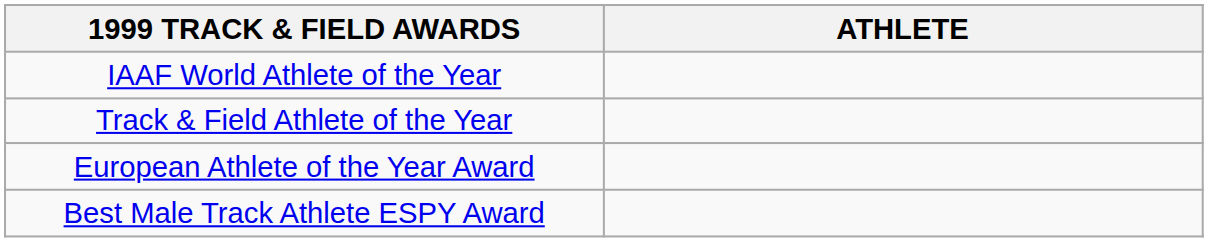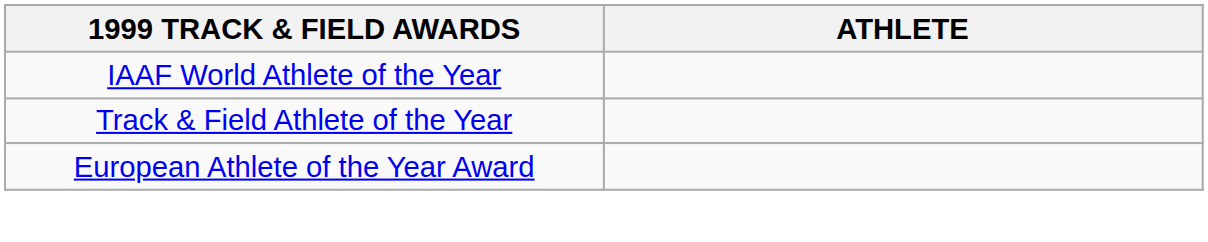- row: (304, 213)
